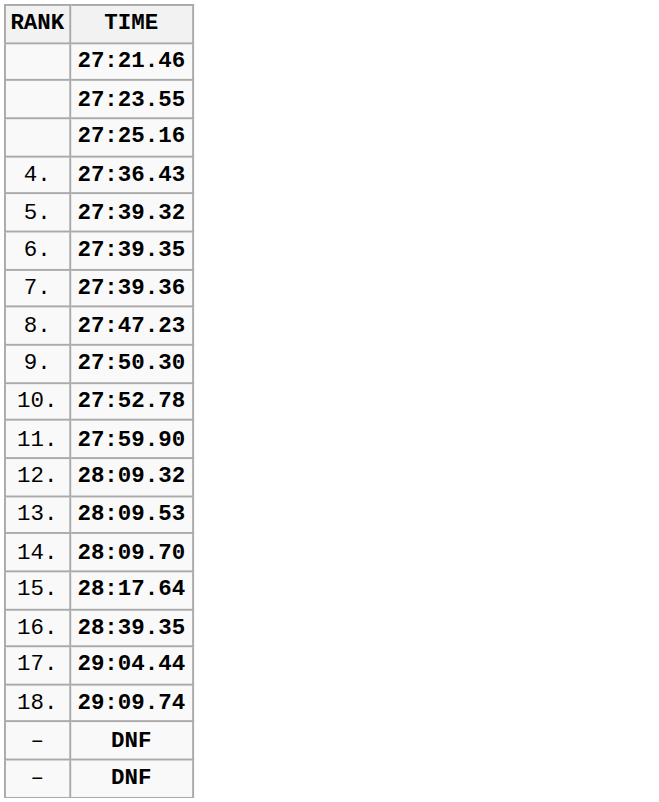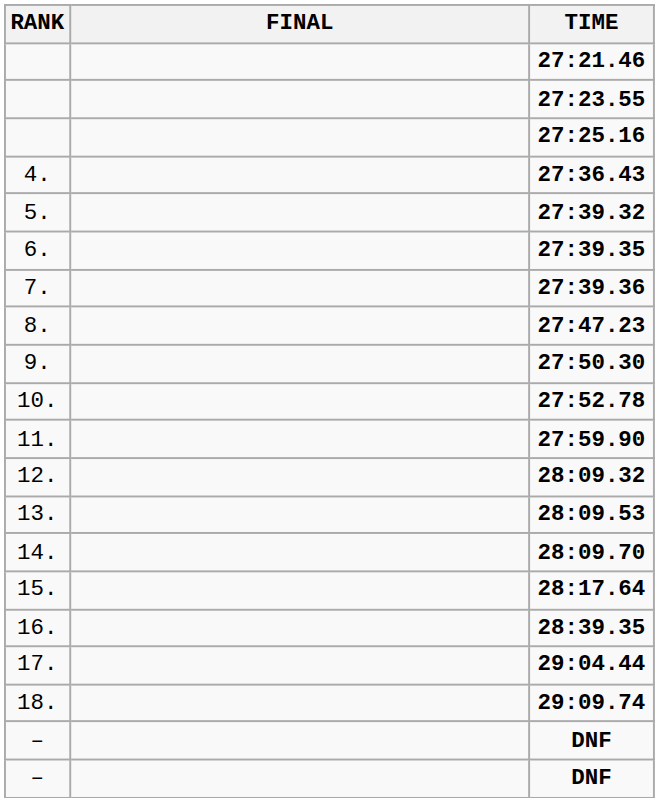+ column: (300, 24)
